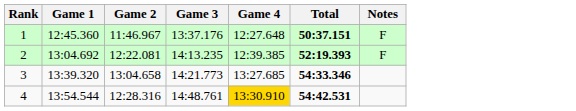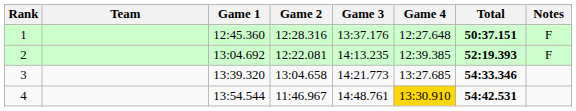+ column: (125, 14)
(135, 34) 11:46.967 -> (301, 34) 12:28.316
(135, 95) 12:28.316 -> (301, 95) 11:46.967
